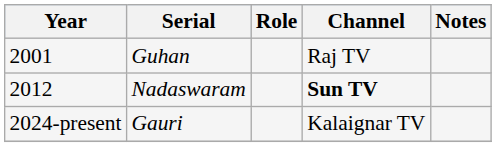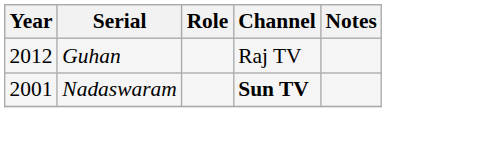(31, 55) 2001 -> (31, 55) 2012
(31, 89) 2012 -> (31, 89) 2001
- row: (157, 123)
